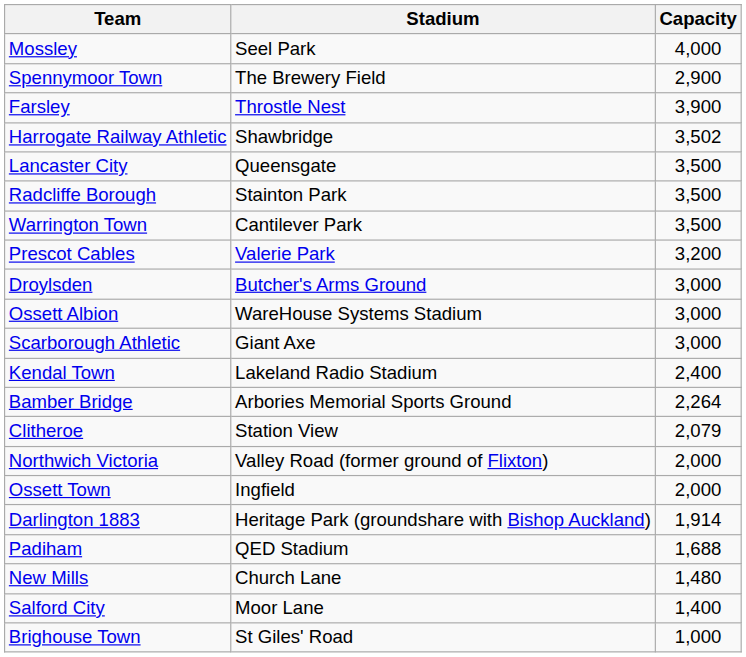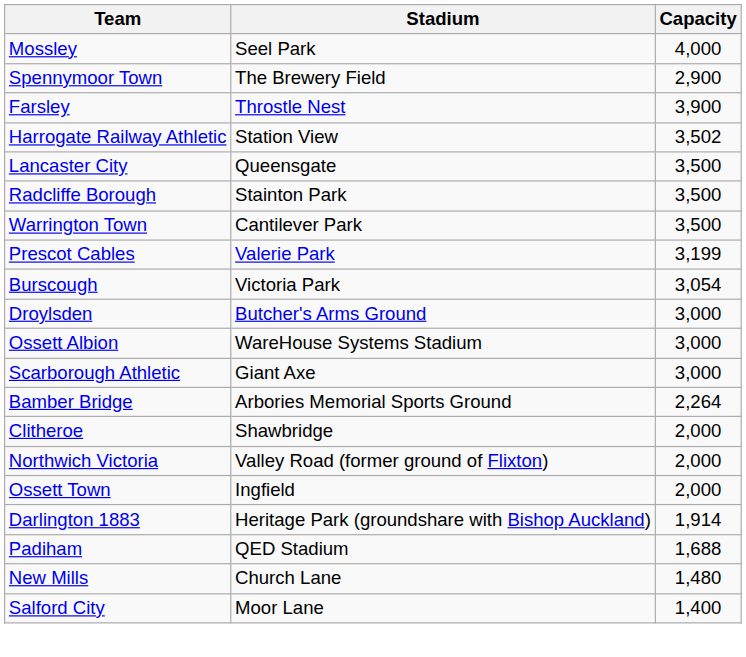(284, 136) Shawbridge -> (286, 136) Station View
(698, 254) 3,200 -> (698, 254) 3,199
+ row: (53, 284)
- row: (62, 372)
(286, 431) Station View -> (284, 431) Shawbridge
(698, 431) 2,079 -> (698, 431) 2,000
- row: (75, 637)
